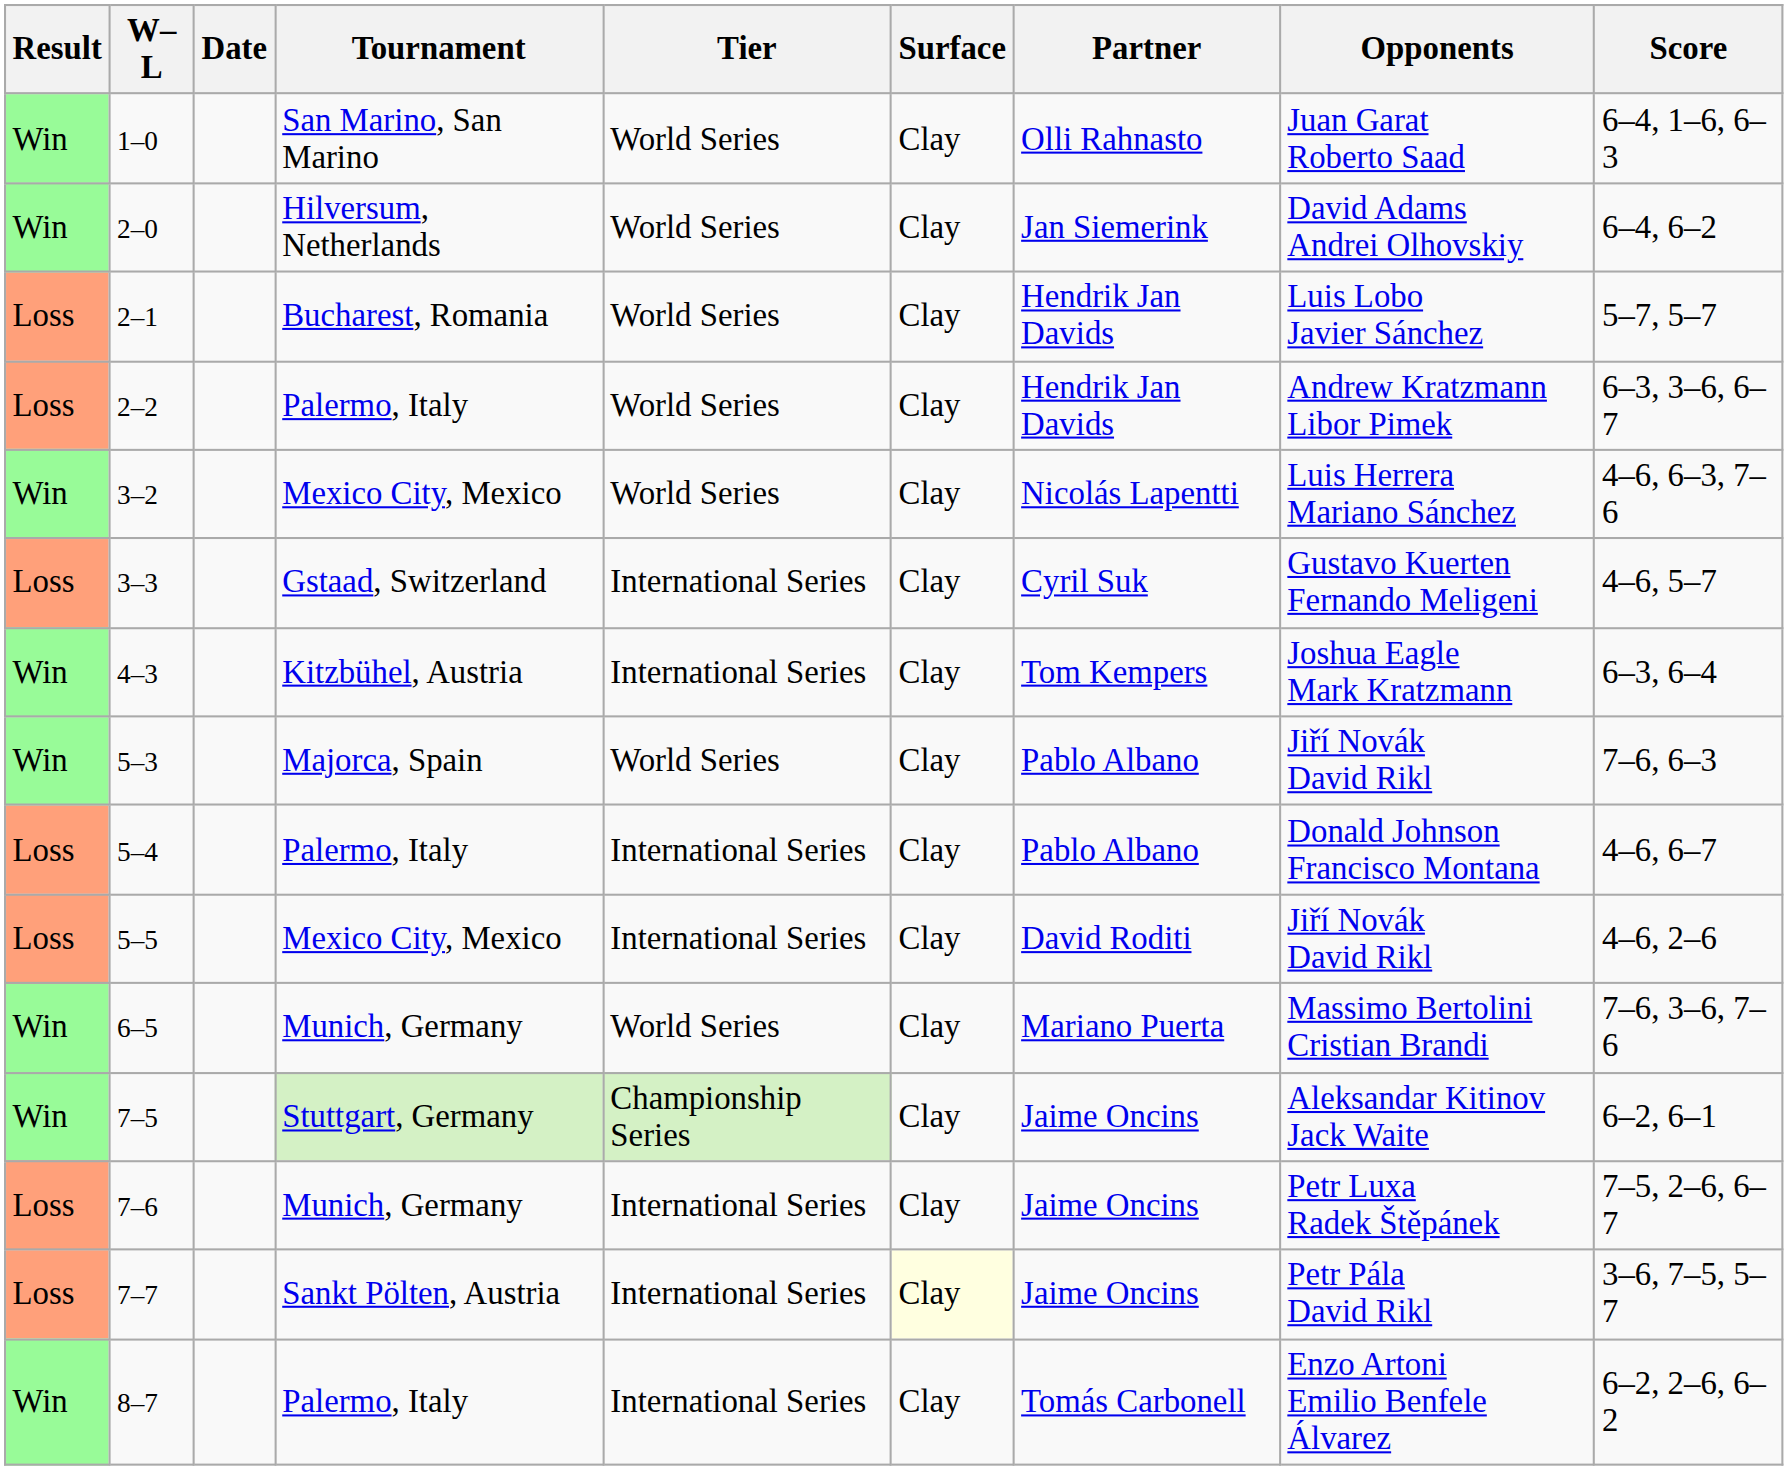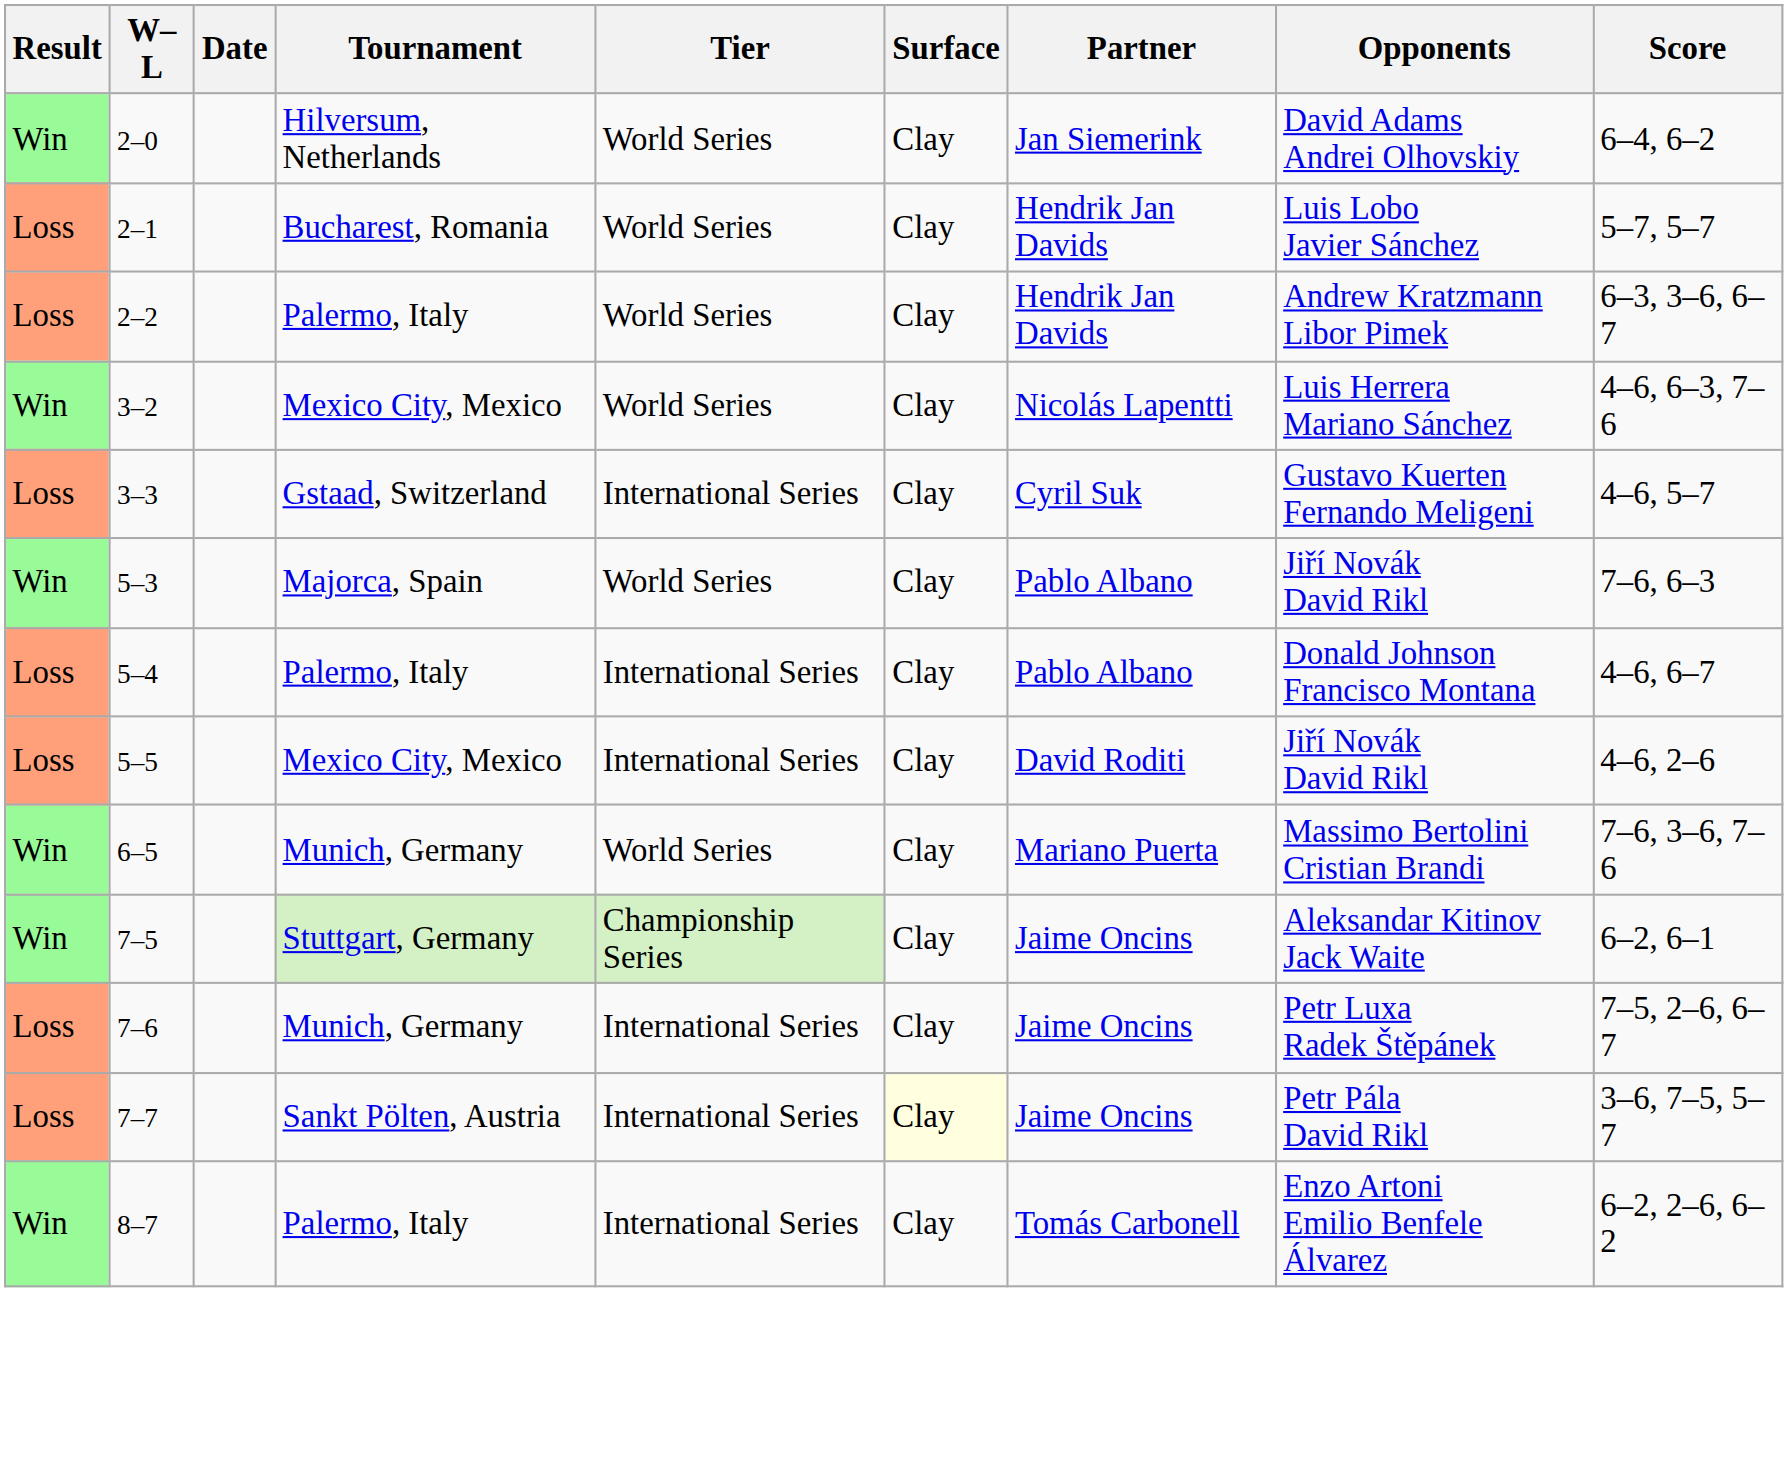- row: (138, 139)
- row: (138, 673)
